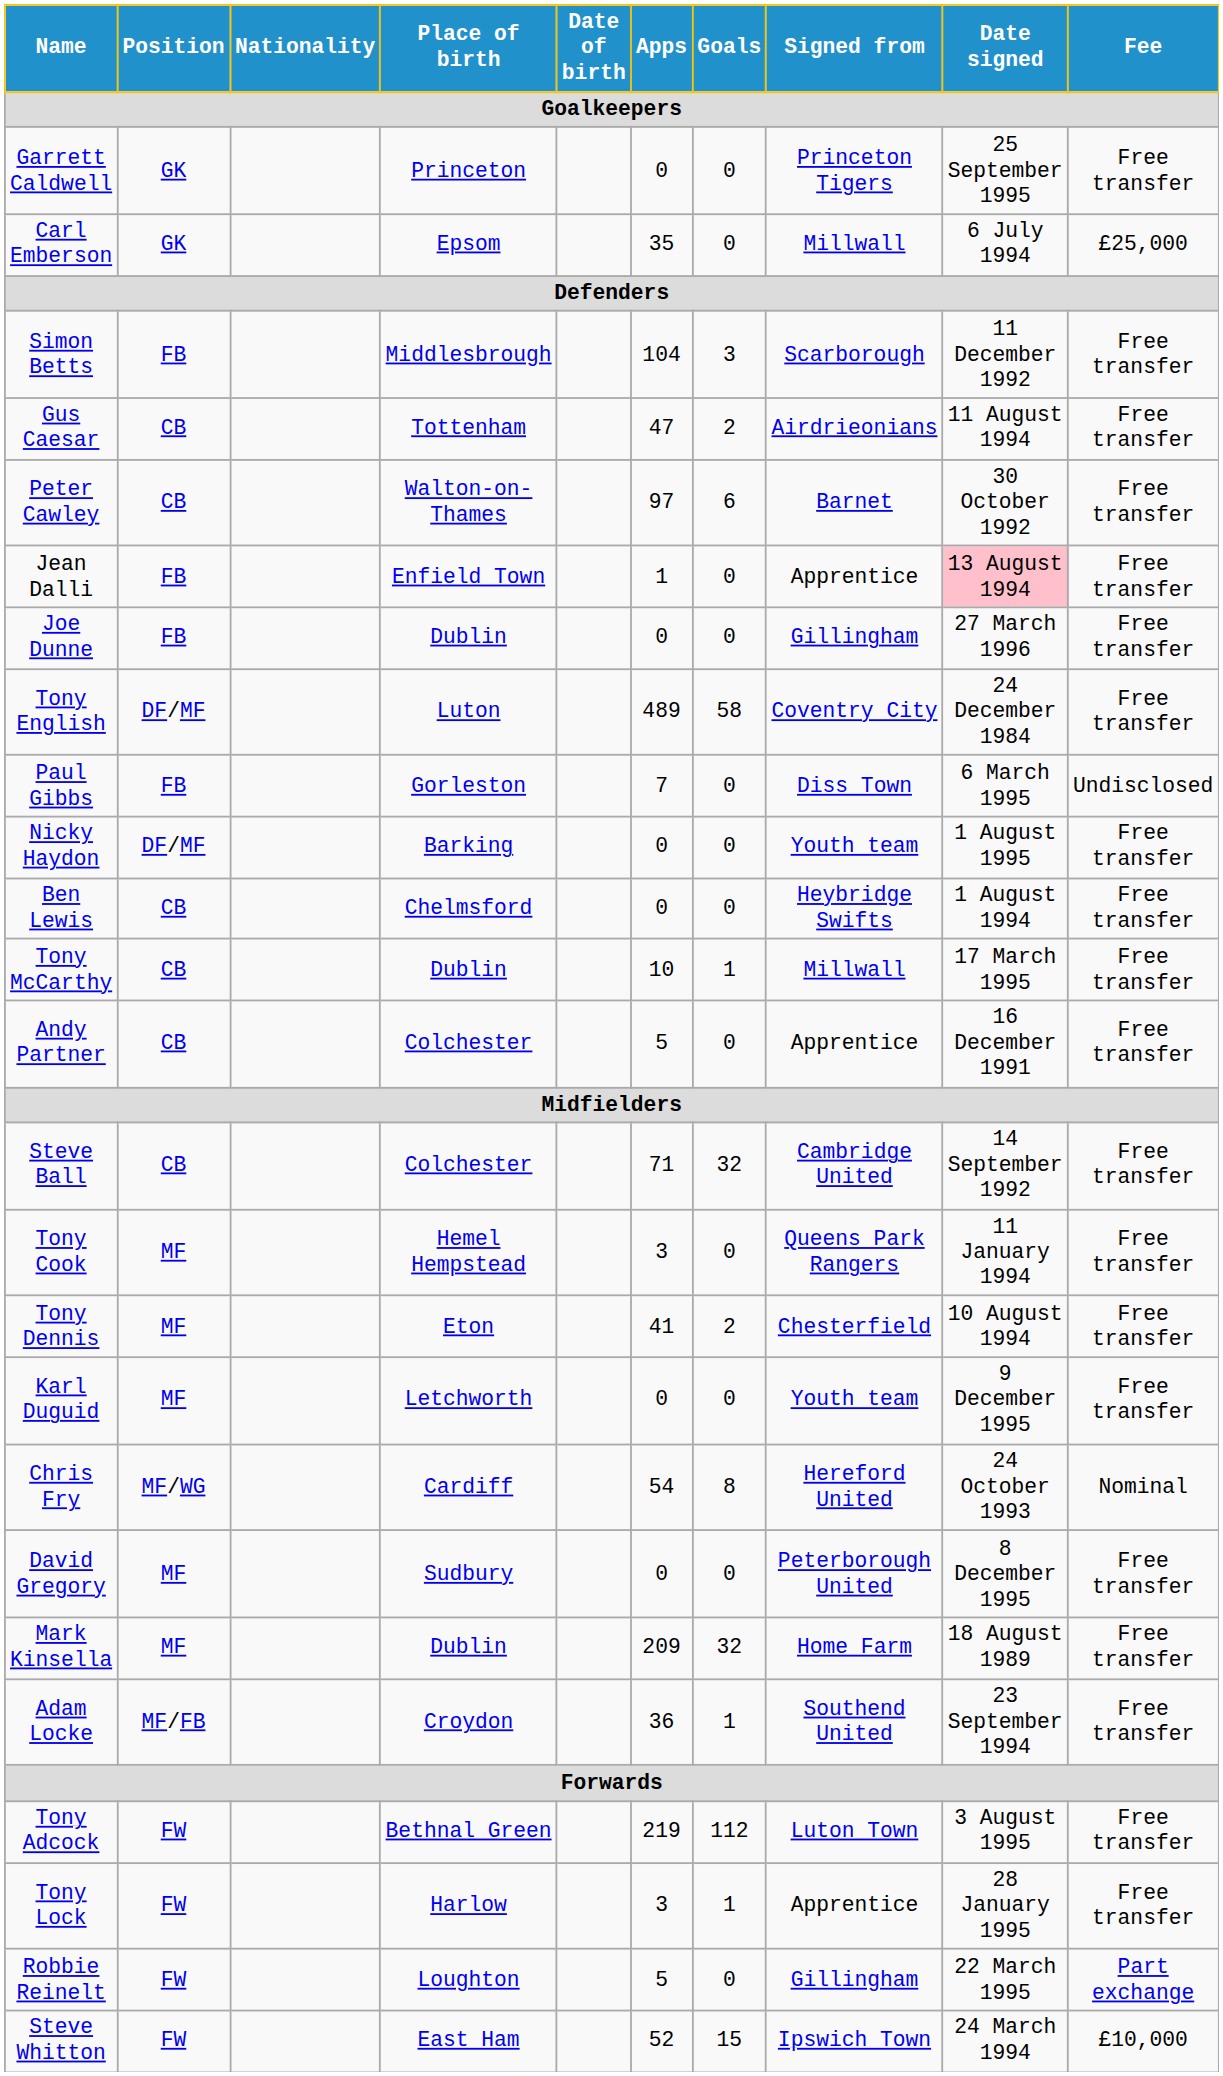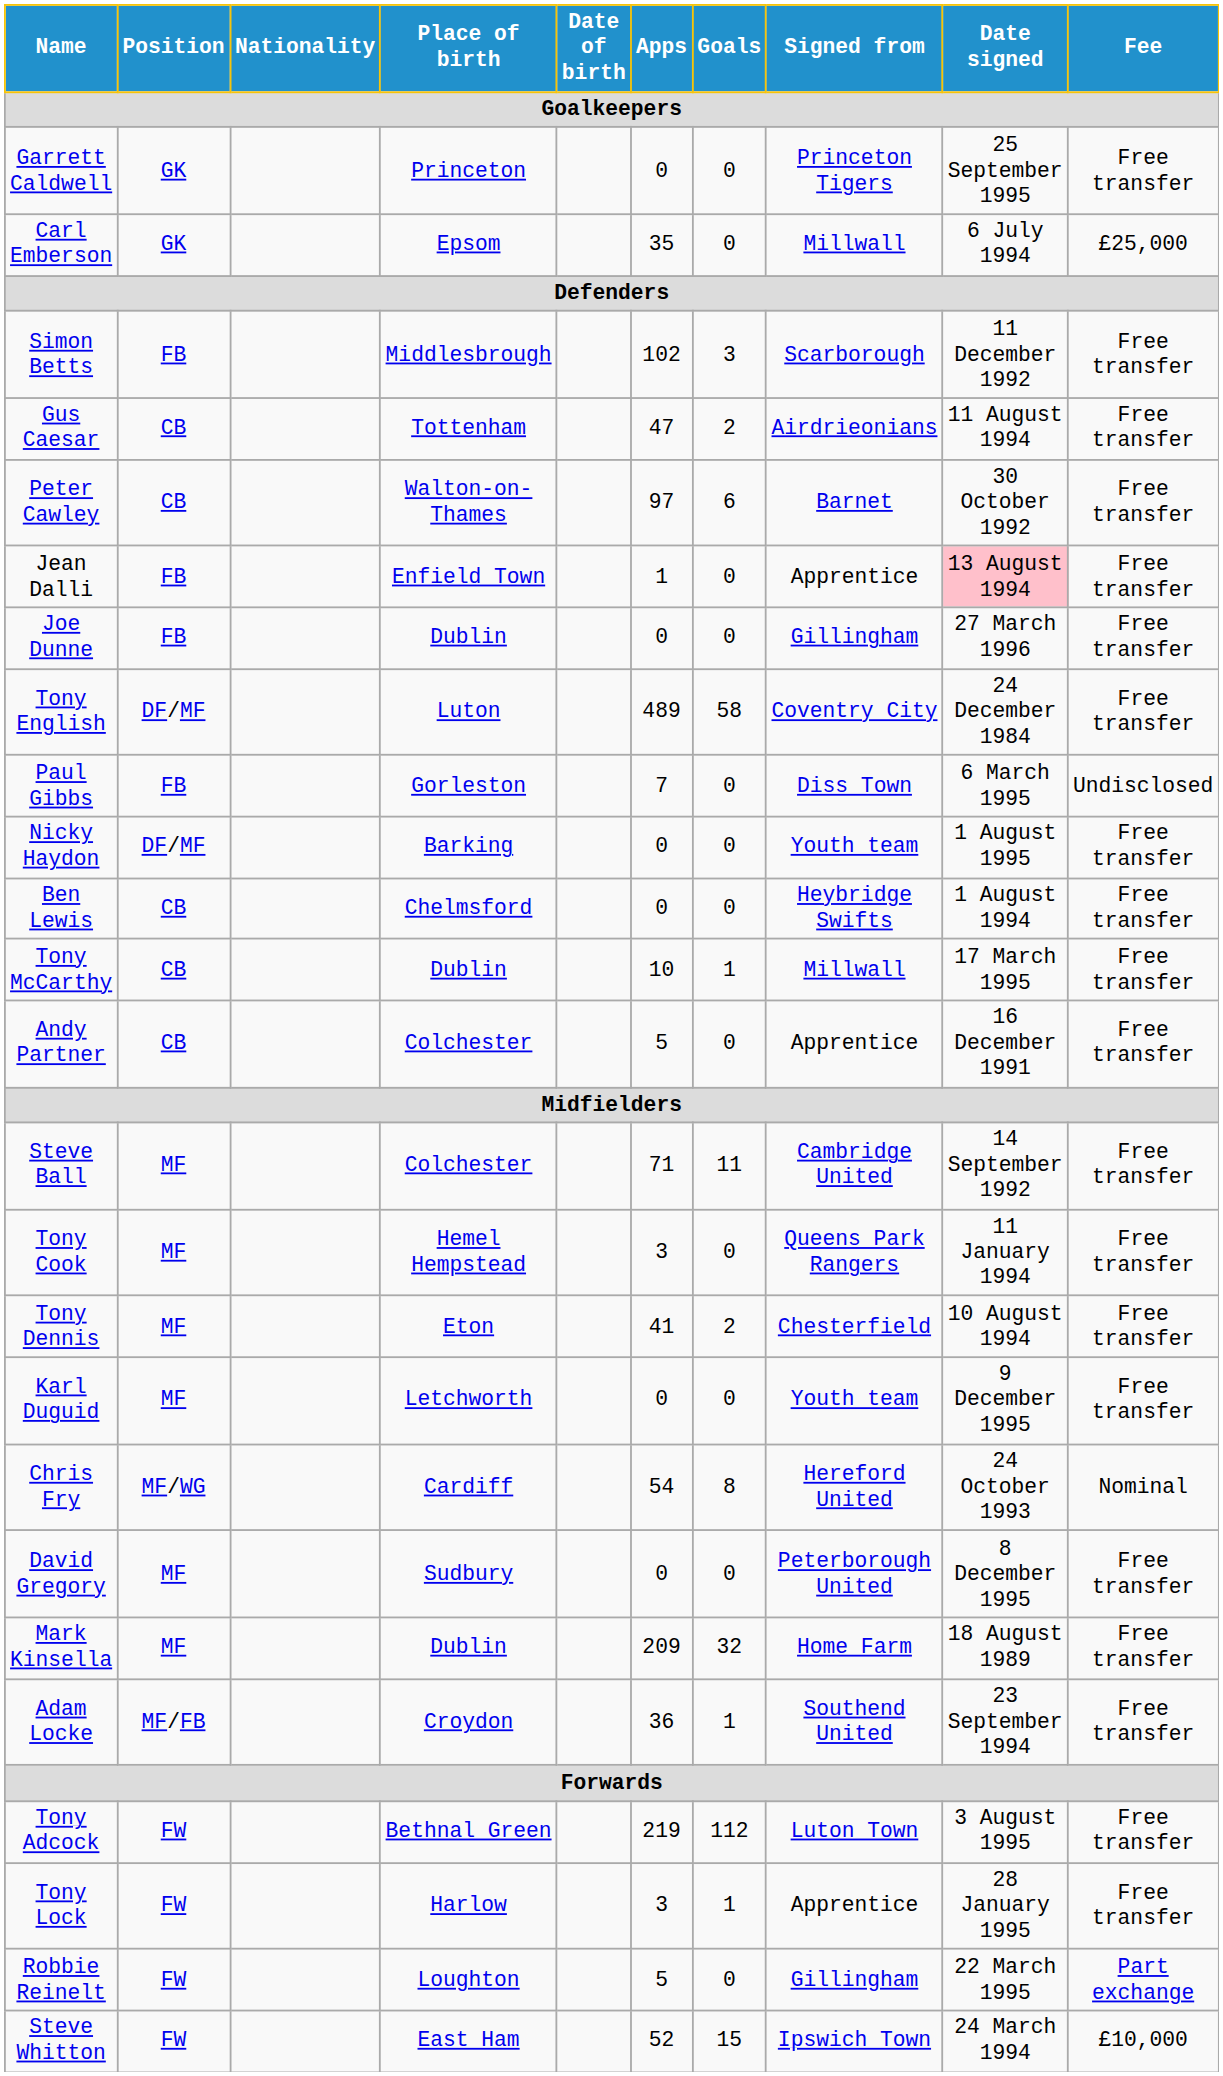(662, 354) 104 -> (662, 354) 102
(174, 1166) CB -> (174, 1166) MF
(729, 1166) 32 -> (729, 1166) 11
